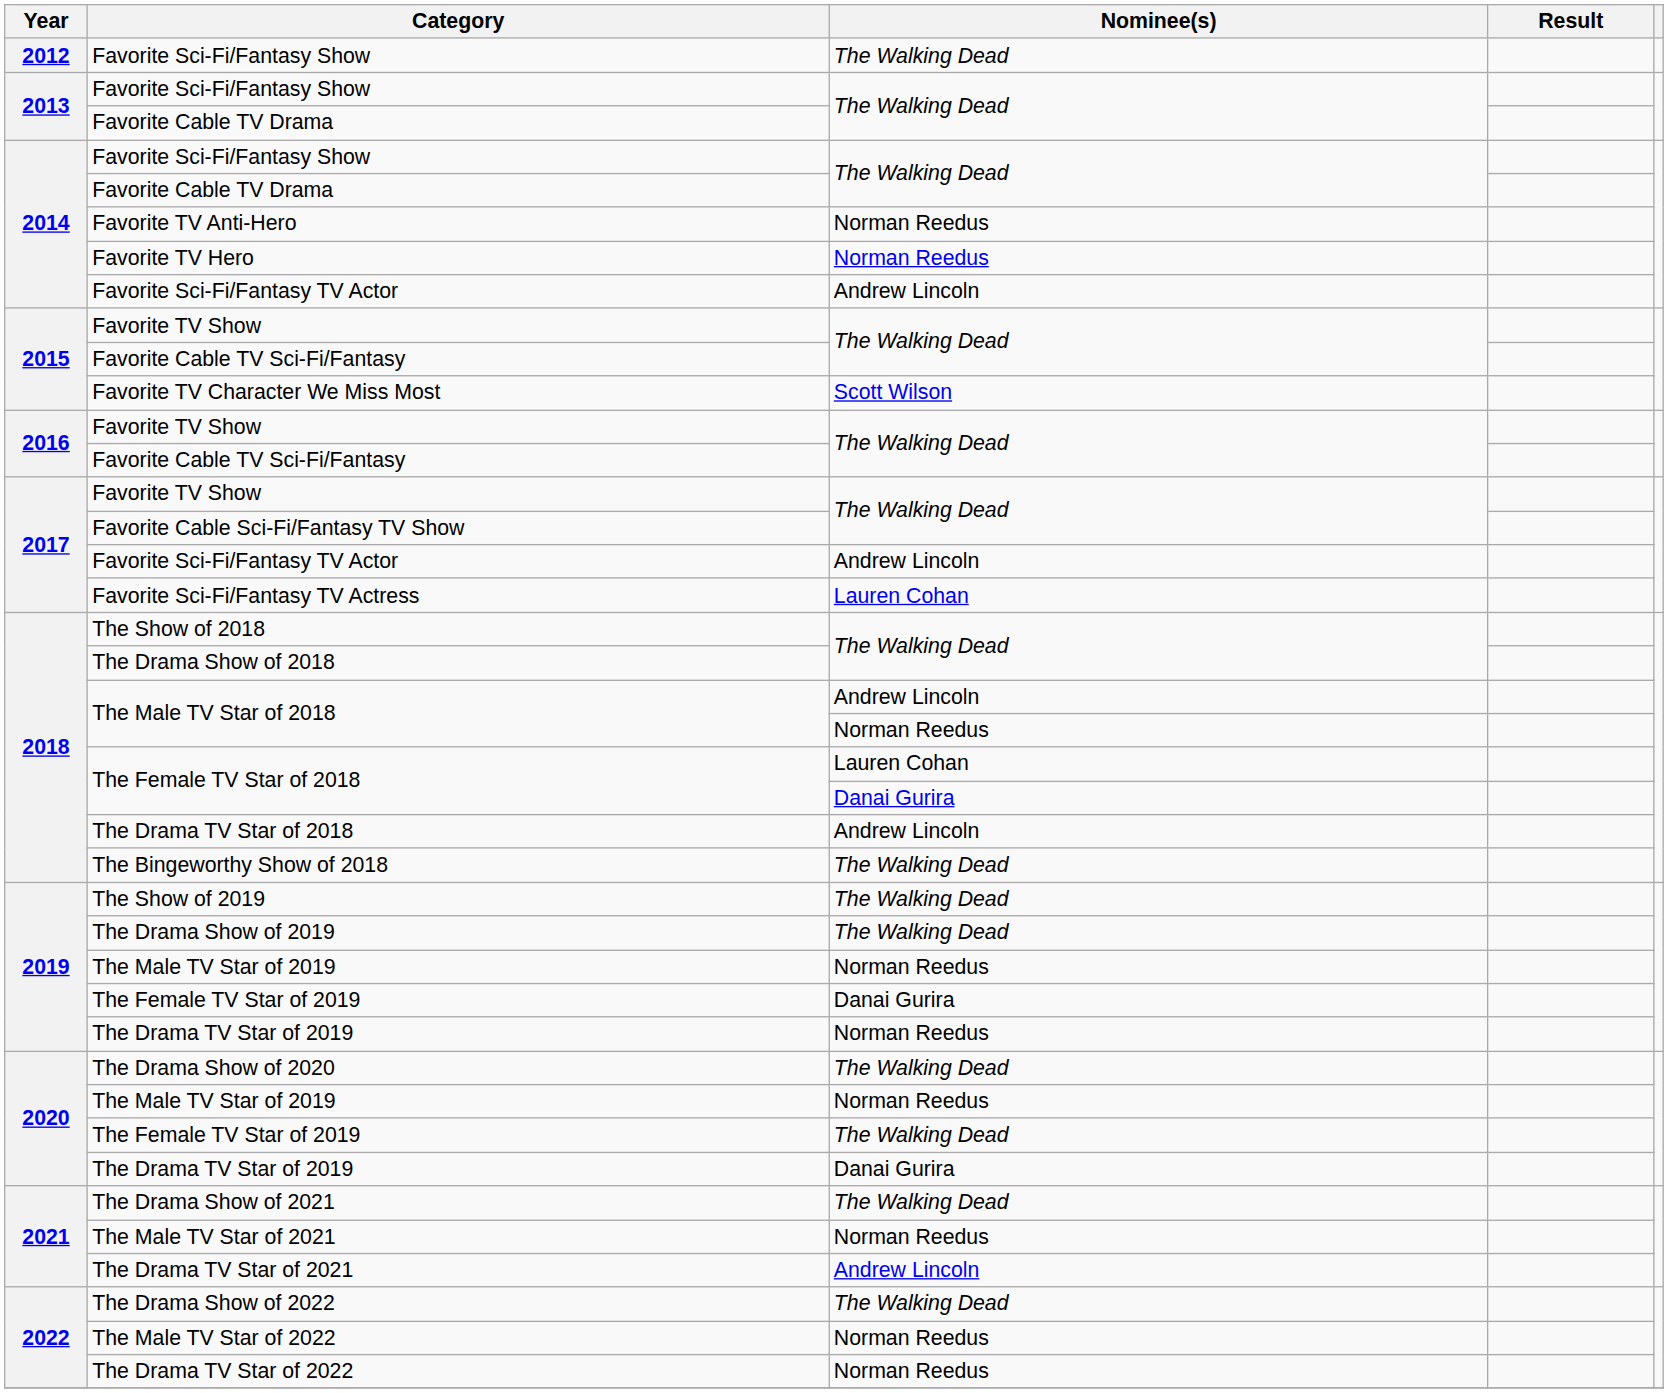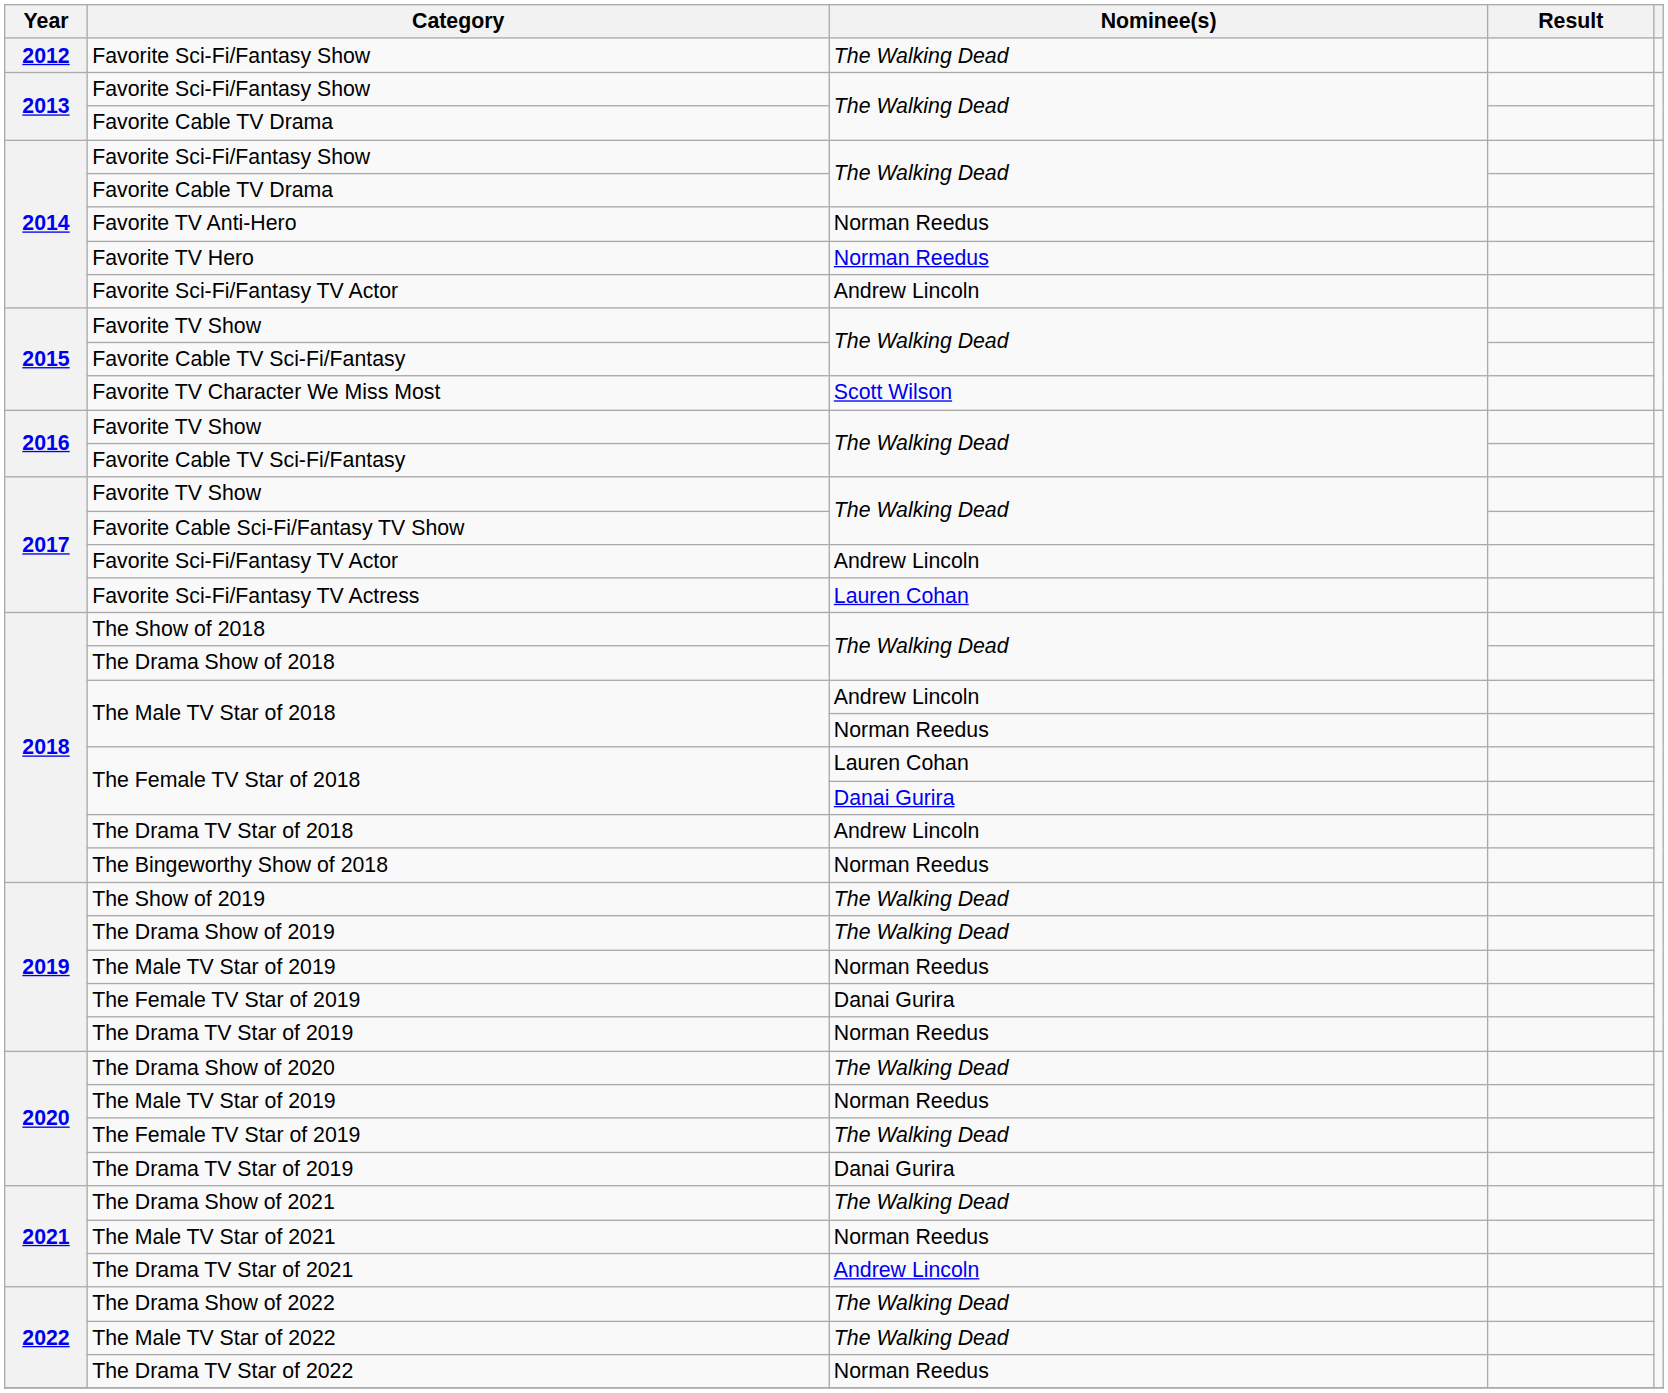(921, 865) The Walking Dead -> (911, 865) Norman Reedus
(911, 1337) Norman Reedus -> (921, 1337) The Walking Dead
